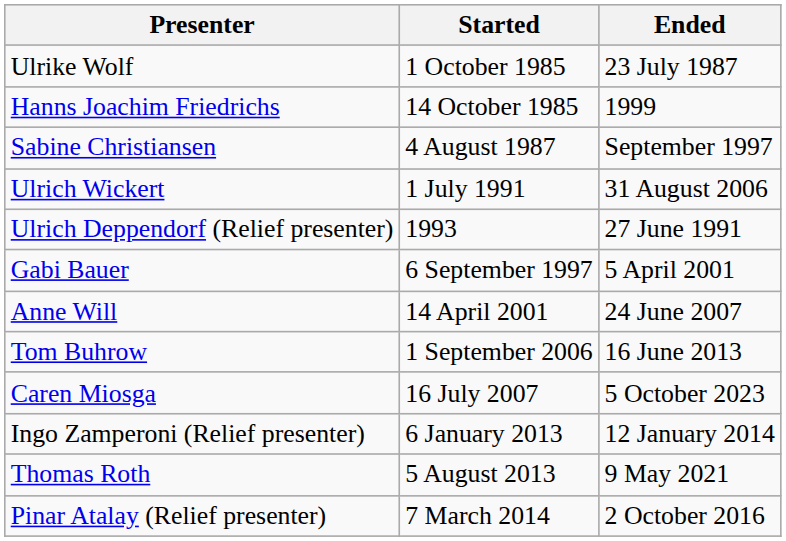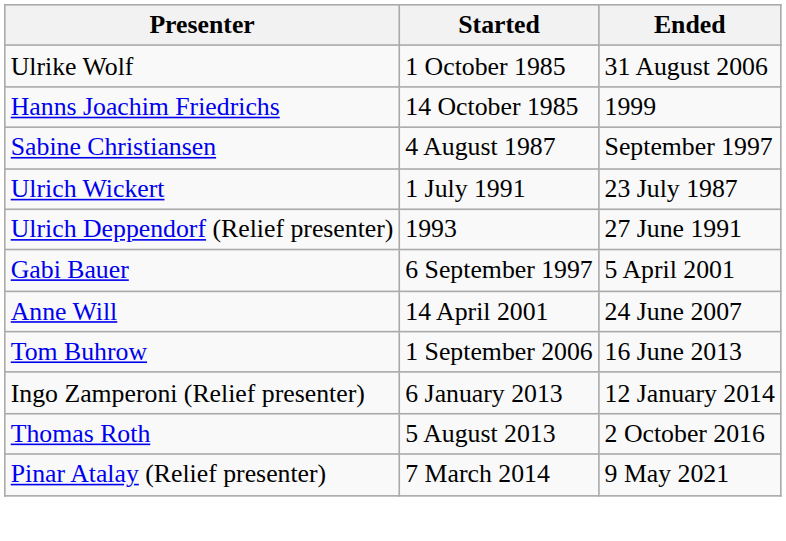(671, 65) 23 July 1987 -> (686, 65) 31 August 2006
(686, 188) 31 August 2006 -> (671, 188) 23 July 1987
- row: (83, 392)
(667, 474) 9 May 2021 -> (685, 433) 2 October 2016
(685, 515) 2 October 2016 -> (667, 474) 9 May 2021
